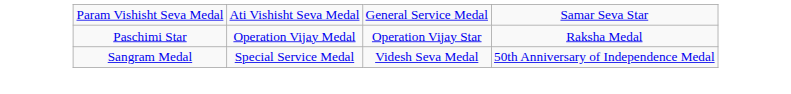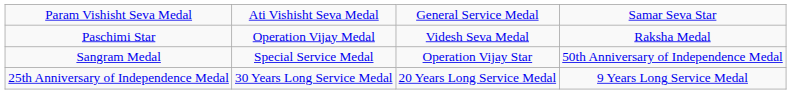(427, 36) Operation Vijay Star -> (477, 36) Videsh Seva Medal
(427, 57) Videsh Seva Medal -> (477, 57) Operation Vijay Star
+ row: (119, 78)
